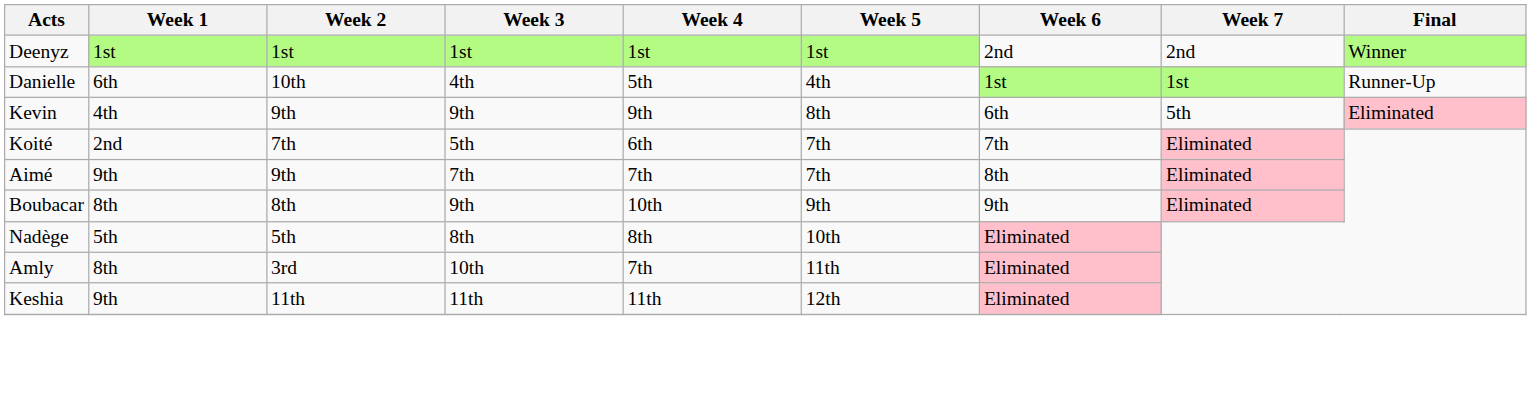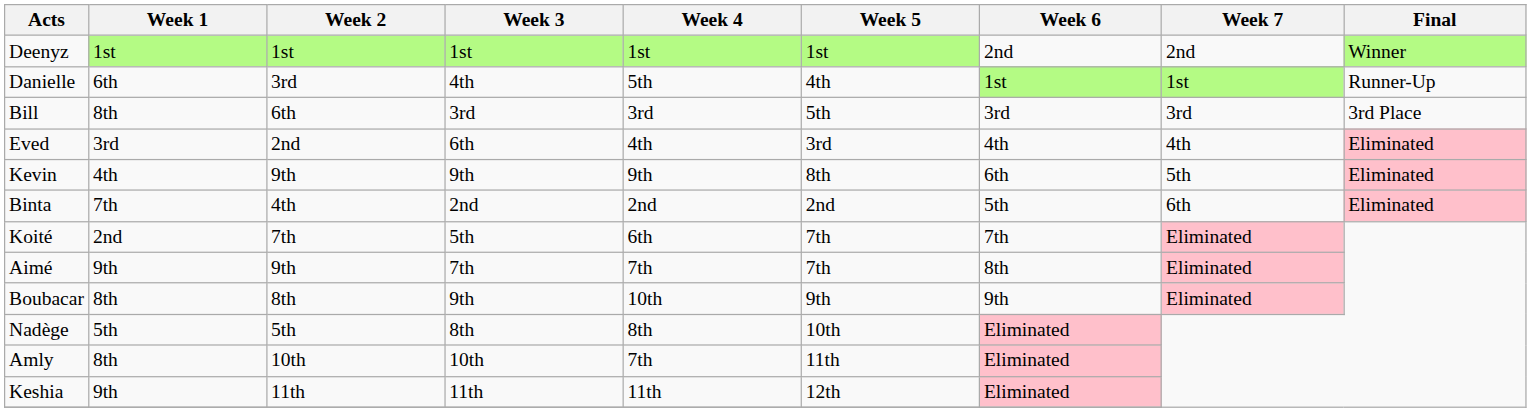(288, 81) 10th -> (284, 81) 3rd
+ row: (24, 112)
+ row: (29, 143)
+ row: (30, 205)
(284, 267) 3rd -> (288, 360) 10th
